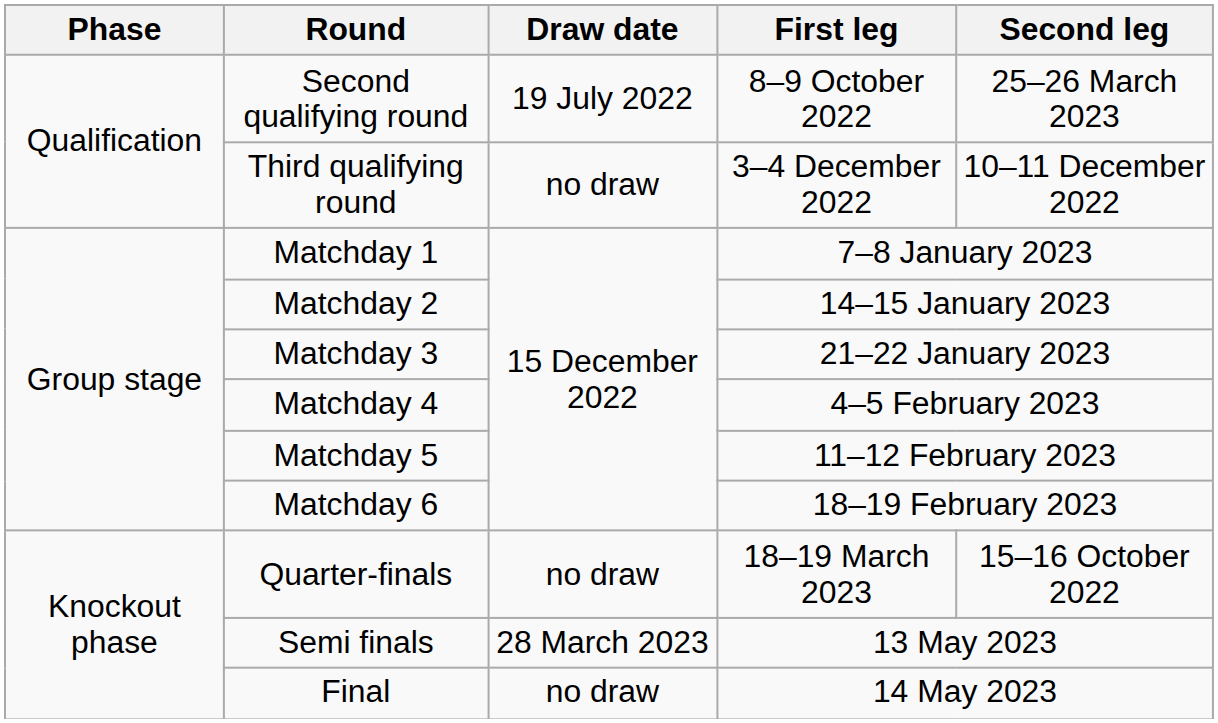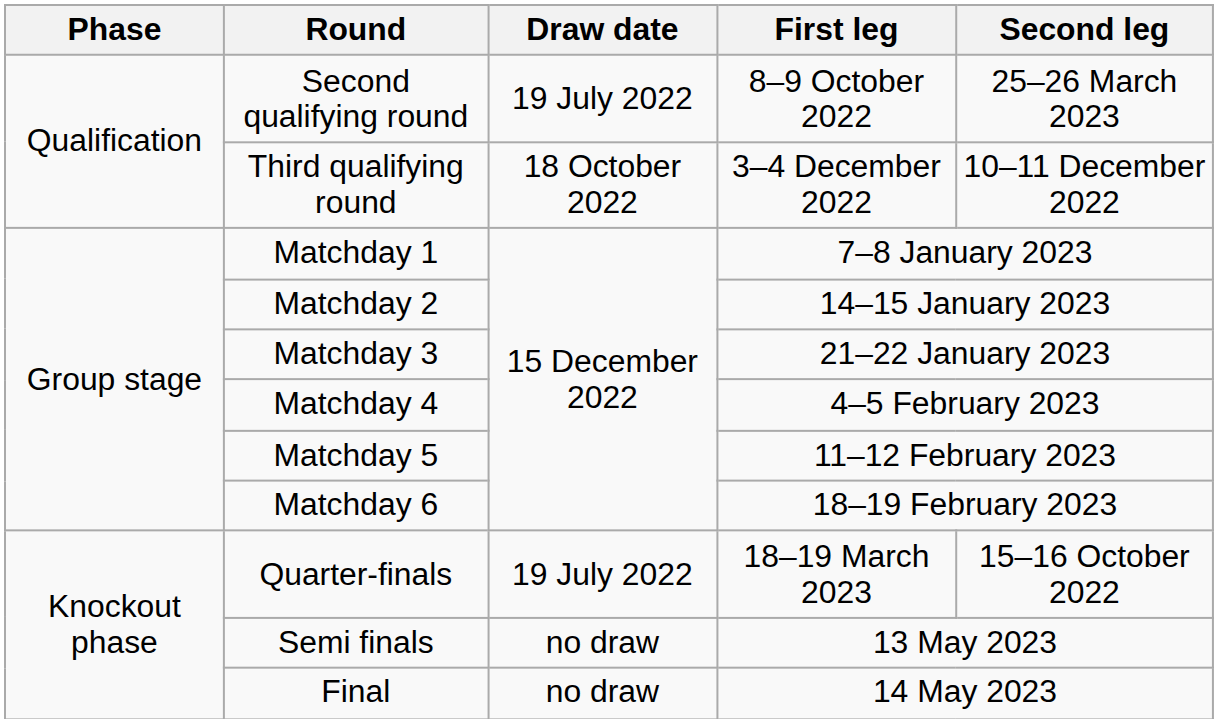(602, 184) no draw -> (602, 184) 18 October 2022
(602, 573) no draw -> (602, 573) 19 July 2022
(602, 642) 28 March 2023 -> (602, 642) no draw
